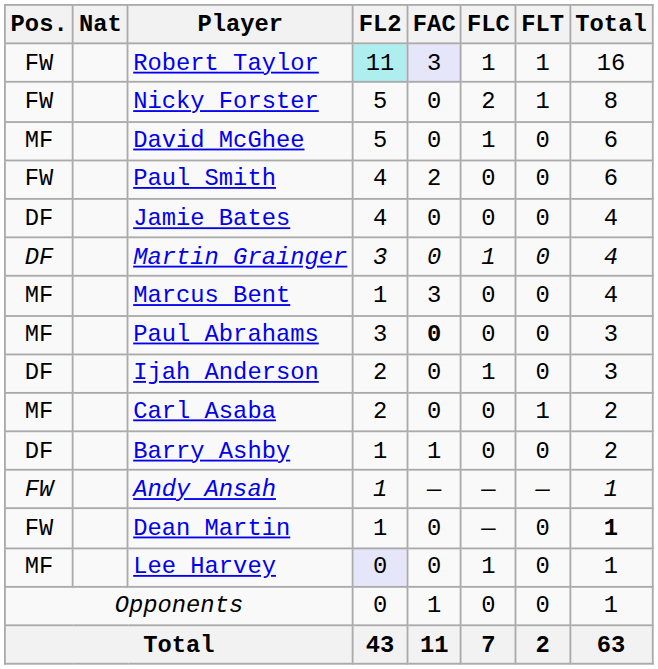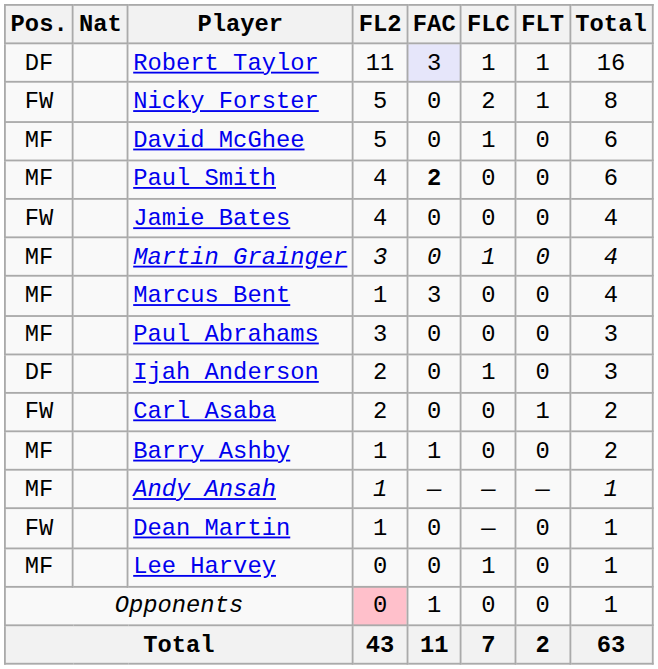(39, 63) FW -> (39, 63) DF
(380, 63) paleturquoise background -> (380, 63) no background
(39, 179) FW -> (39, 179) MF
(434, 179) normal -> (434, 179) bold
(39, 218) DF -> (39, 218) FW
(39, 257) DF -> (39, 257) MF
(434, 334) bold -> (434, 334) normal
(39, 412) MF -> (39, 412) FW
(39, 451) DF -> (39, 451) MF
(39, 490) FW -> (39, 490) MF
(611, 528) bold -> (611, 528) normal
(380, 567) lavender background -> (380, 567) no background
(380, 606) no background -> (380, 606) pink background
